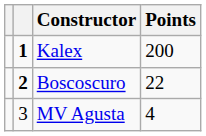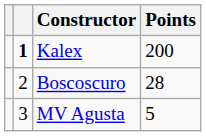(23, 82) bold -> (23, 82) normal
(155, 82) 22 -> (155, 82) 28
(150, 114) 4 -> (150, 114) 5
